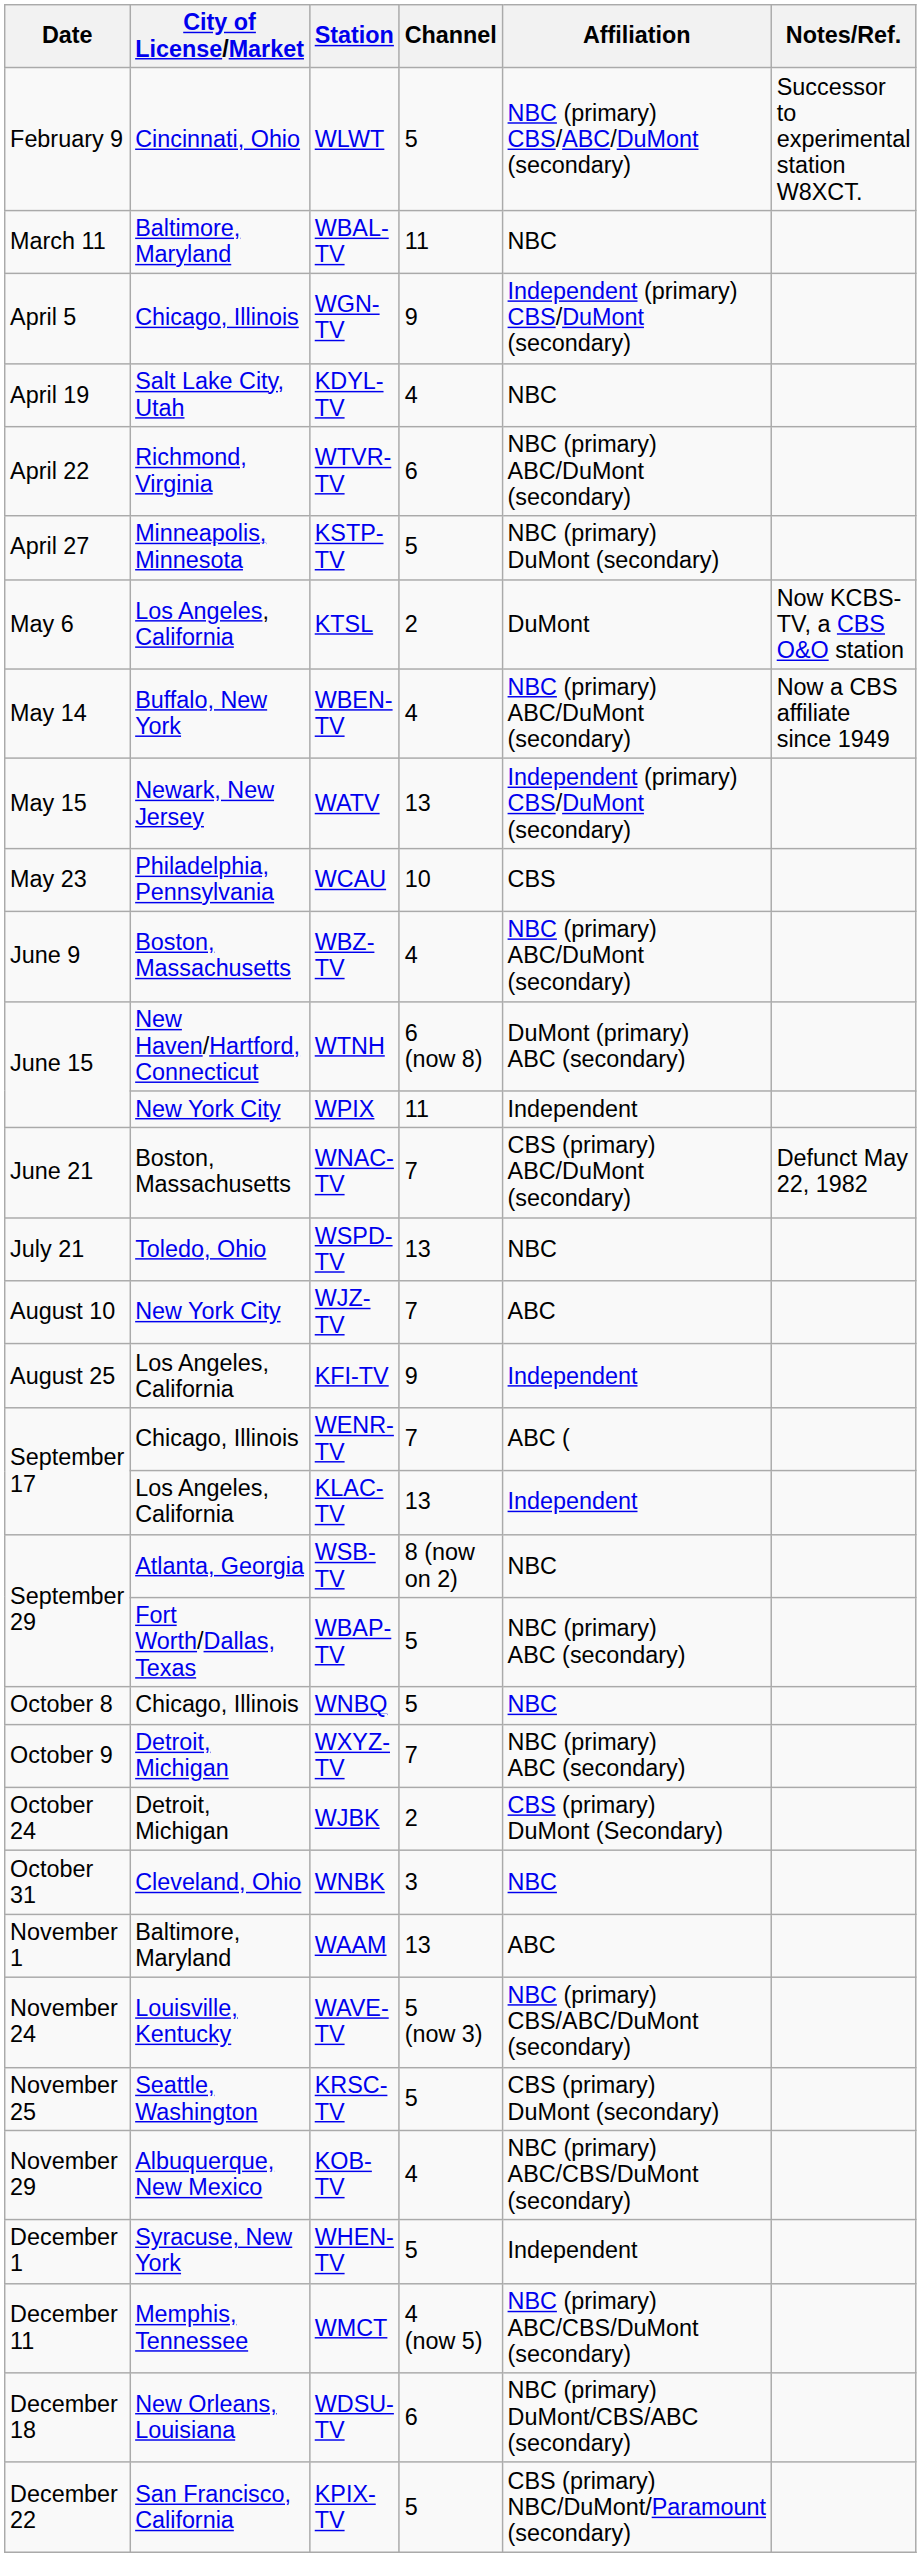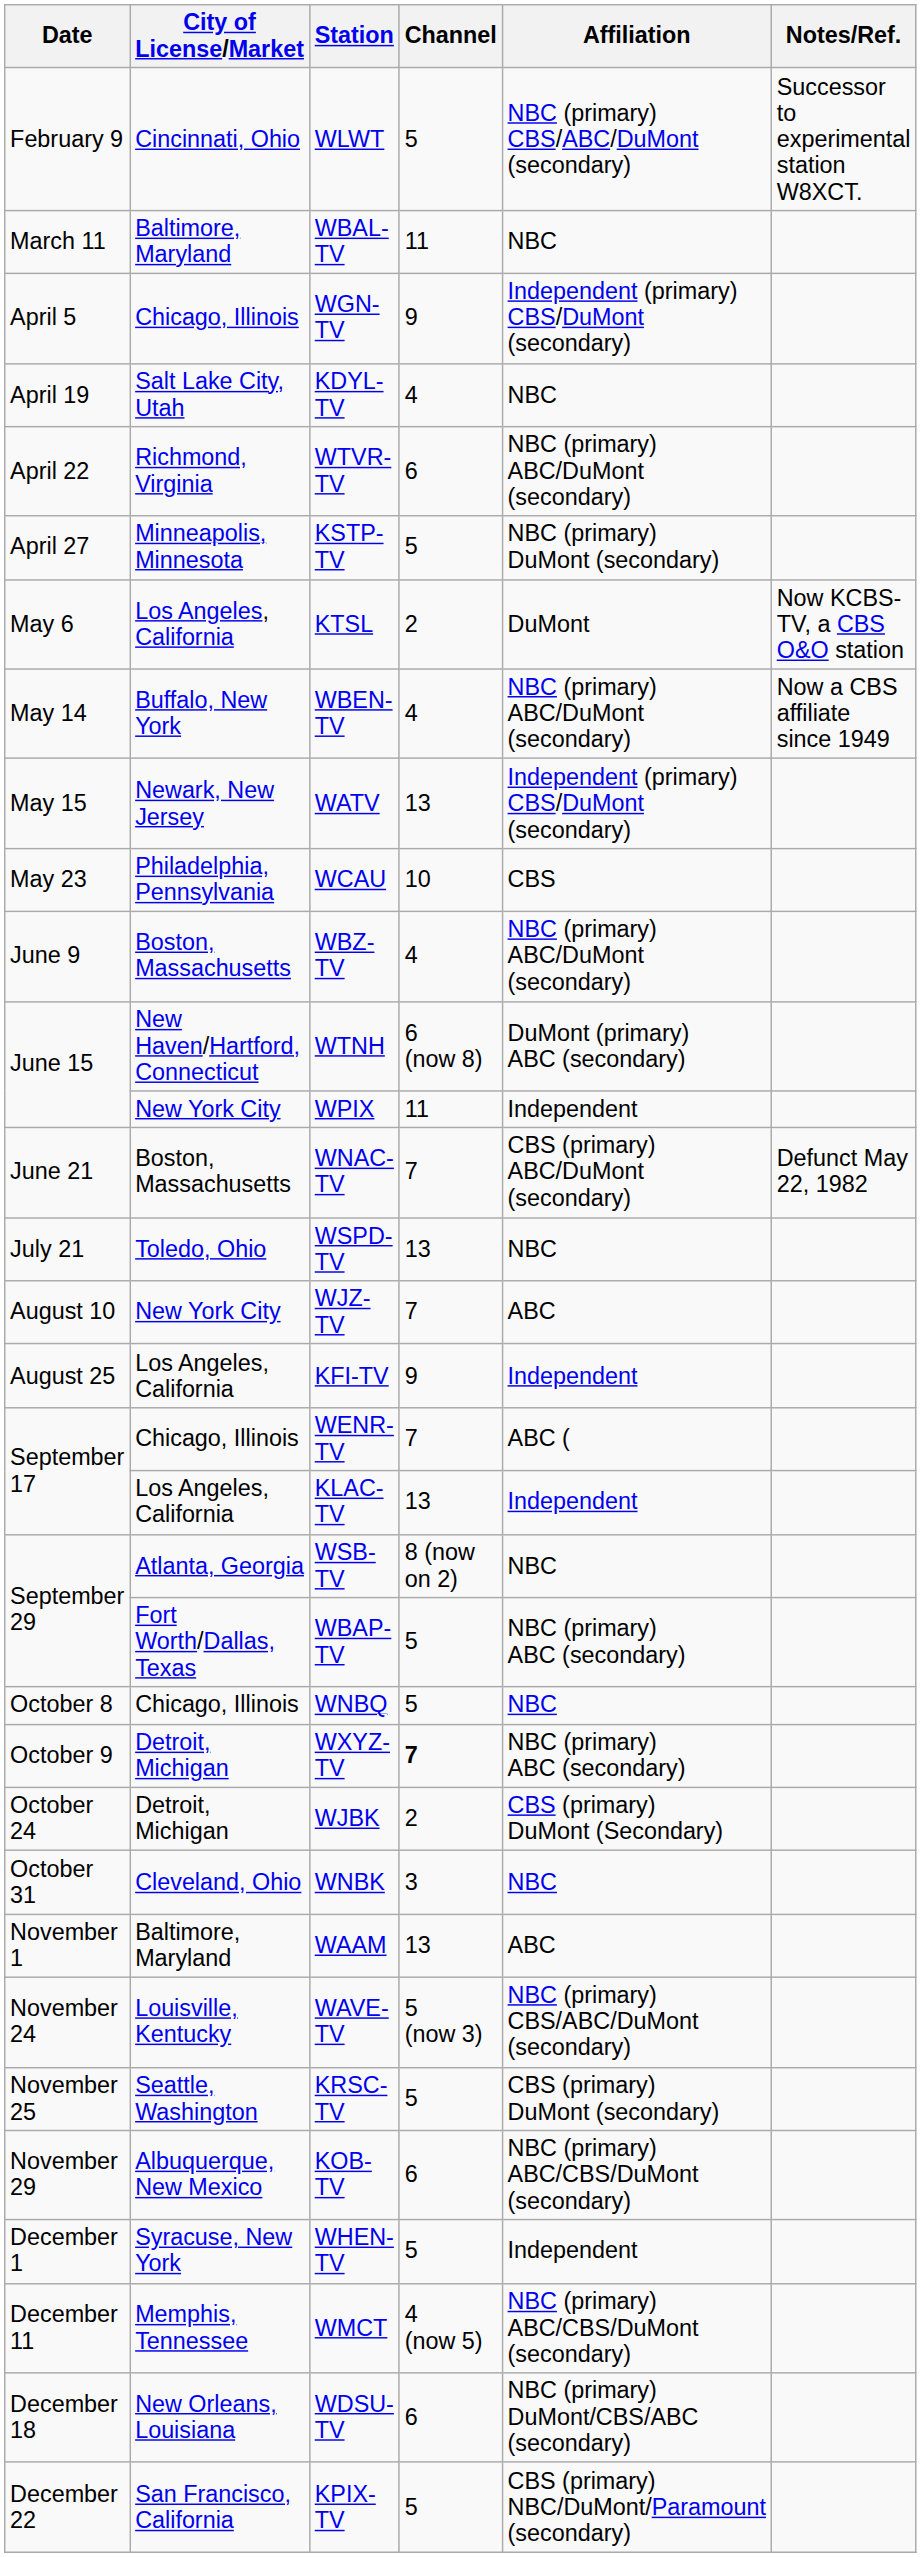(411, 1755) normal -> (411, 1755) bold
(411, 2174) 4 -> (411, 2174) 6
